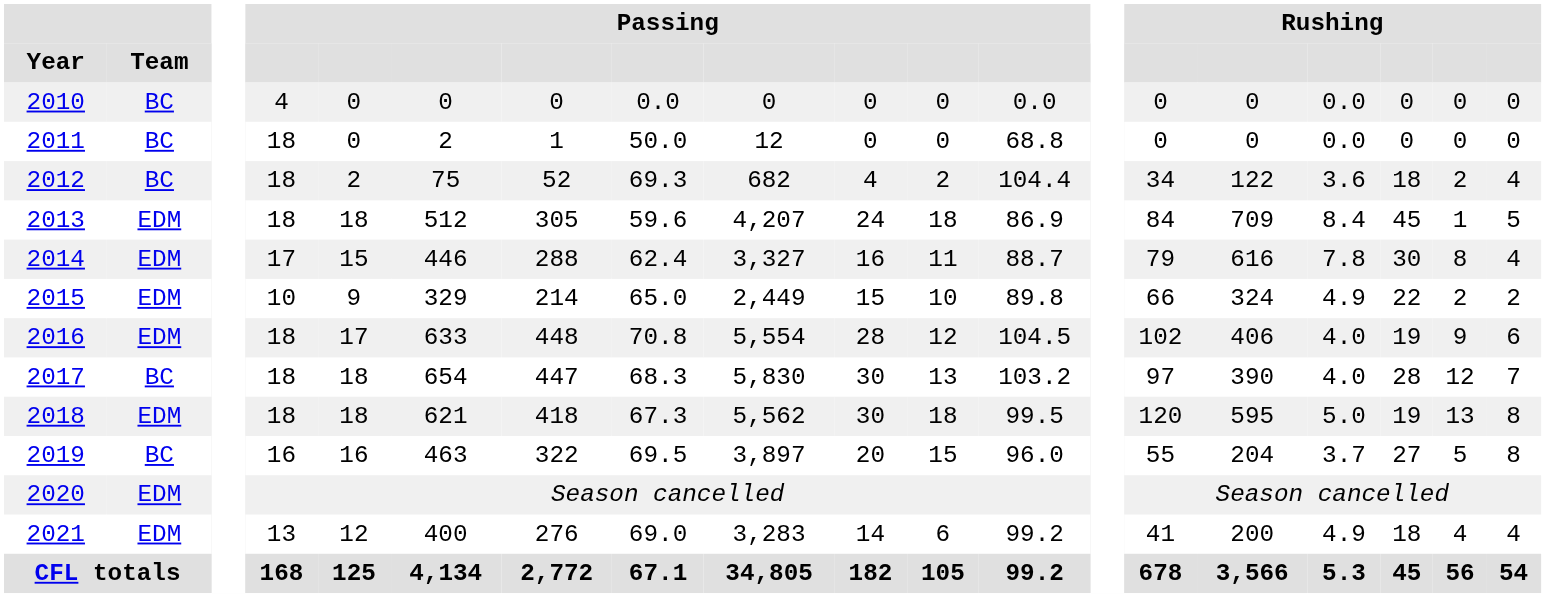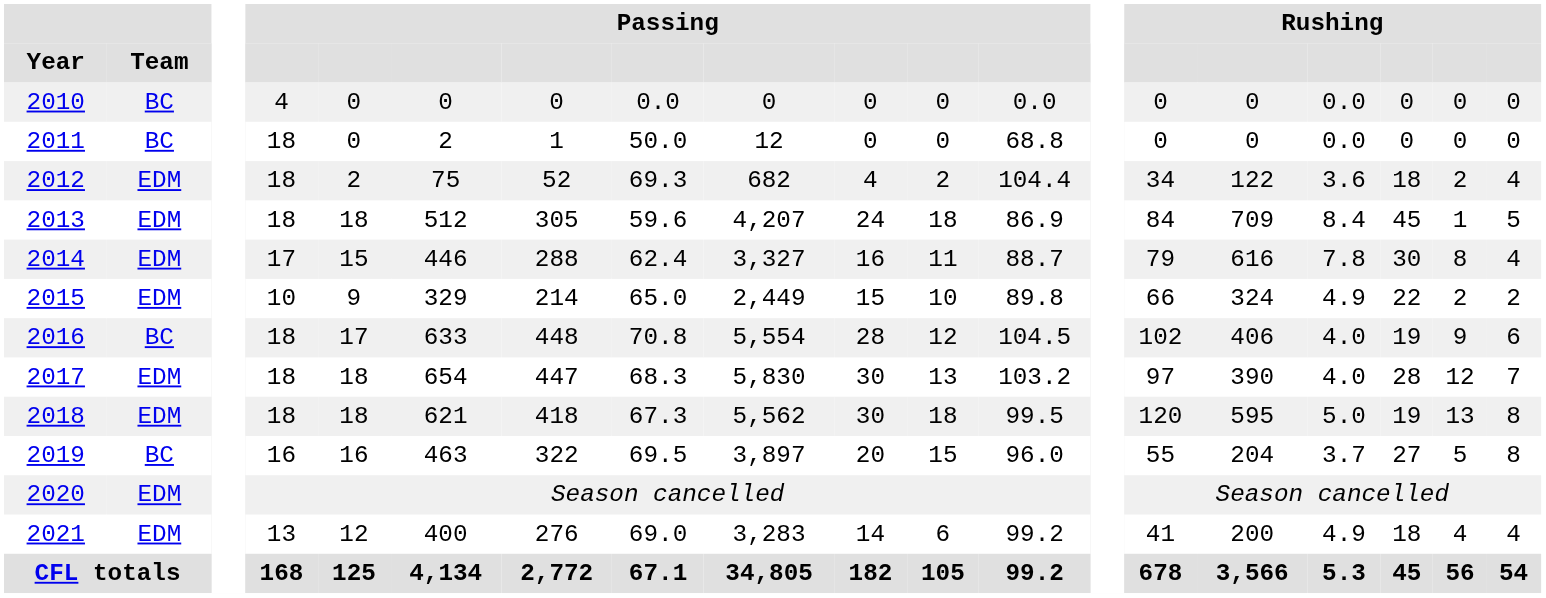(159, 181) BC -> (159, 181) EDM
(159, 338) EDM -> (159, 338) BC
(159, 377) BC -> (159, 377) EDM
